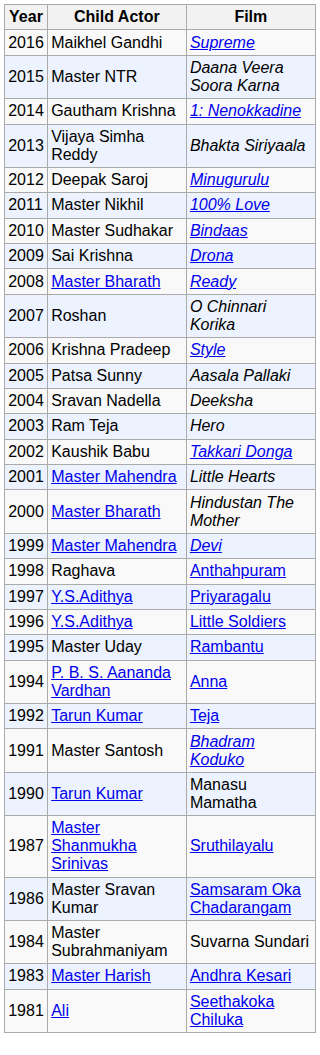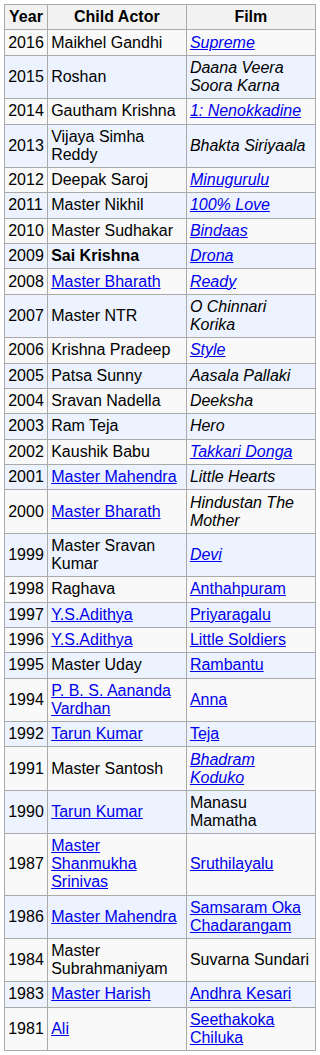(94, 76) Master NTR -> (79, 76) Roshan
(92, 256) normal -> (95, 256) bold
(79, 315) Roshan -> (94, 315) Master NTR
(114, 545) Master Mahendra -> (103, 554) Master Sravan Kumar
(103, 898) Master Sravan Kumar -> (114, 916) Master Mahendra
